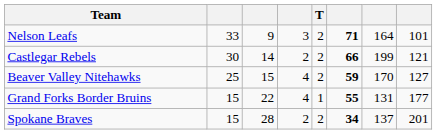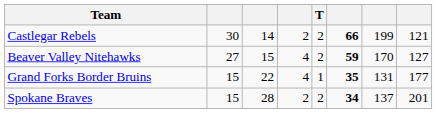- row: (42, 35)
(233, 77) 25 -> (233, 56) 27
(352, 98) 55 -> (352, 77) 35
